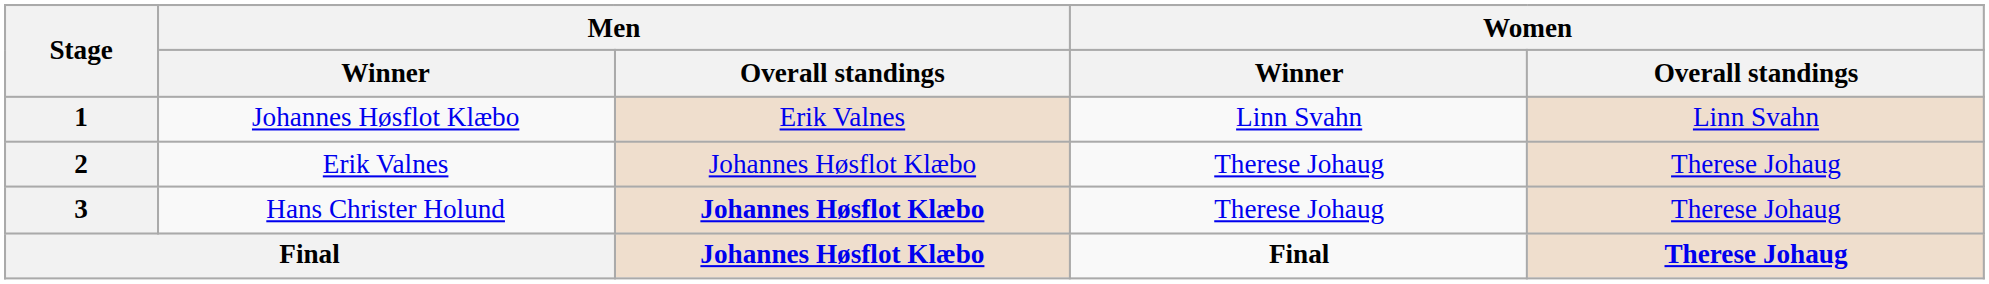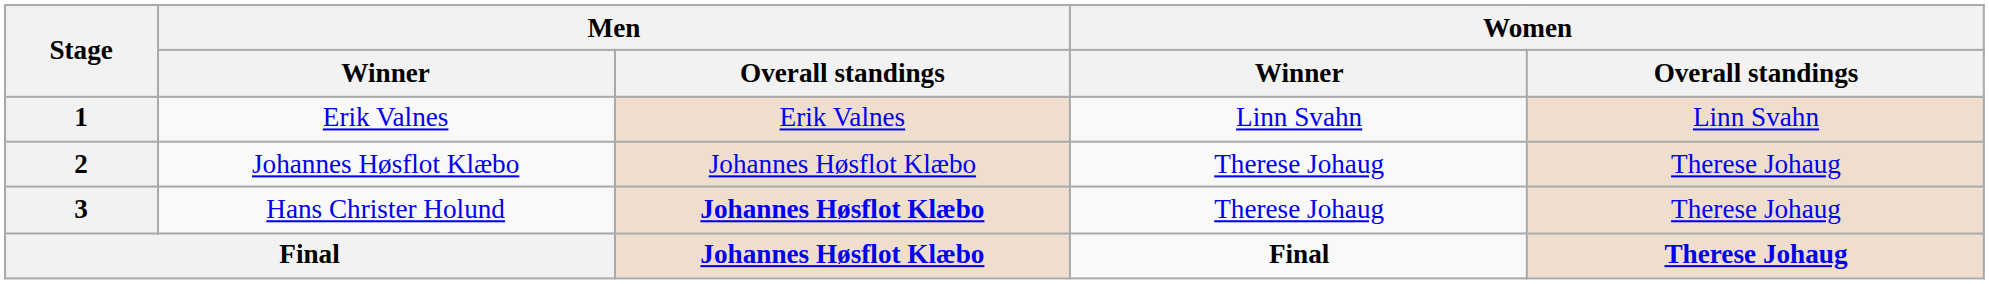(386, 118) Johannes Høsflot Klæbo -> (386, 118) Erik Valnes
(386, 164) Erik Valnes -> (386, 164) Johannes Høsflot Klæbo
